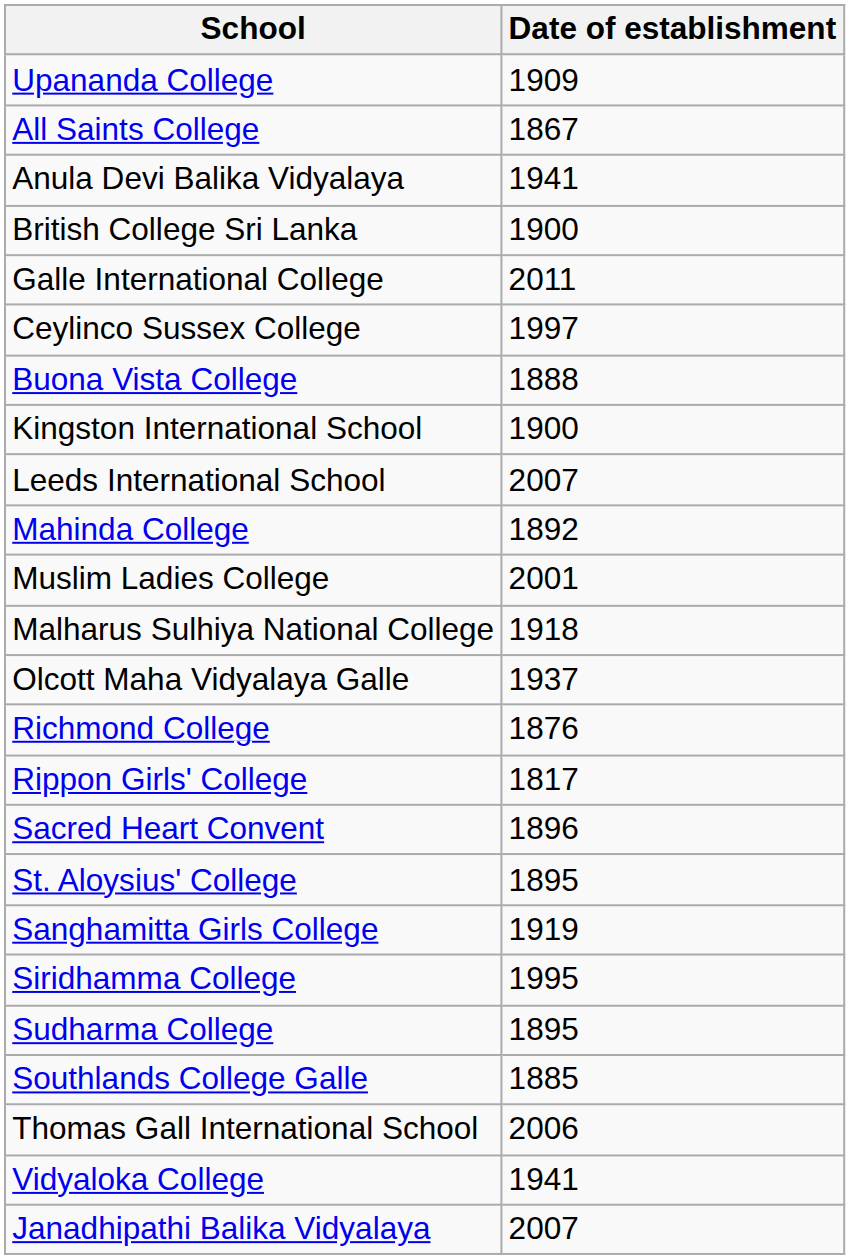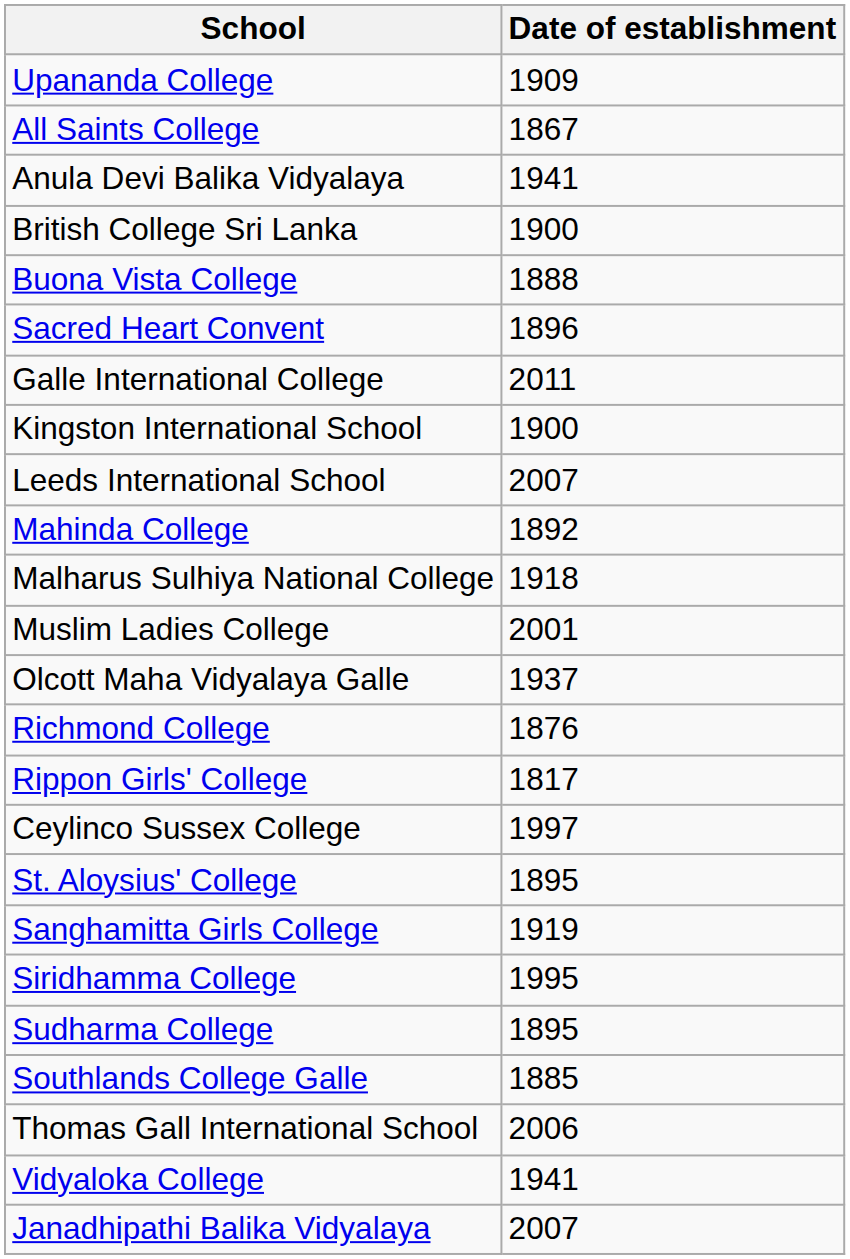rows swapped: (155, 379) <-> (198, 279)
rows swapped: (187, 329) <-> (168, 829)
rows swapped: (253, 629) <-> (171, 579)
